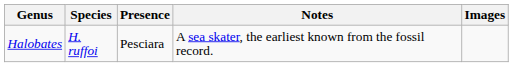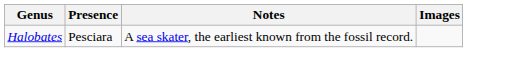- column: (91, 15)
